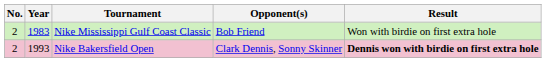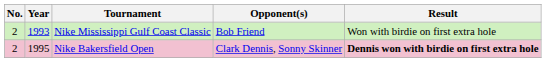(39, 31) 1983 -> (39, 31) 1993
(39, 49) 1993 -> (39, 49) 1995
